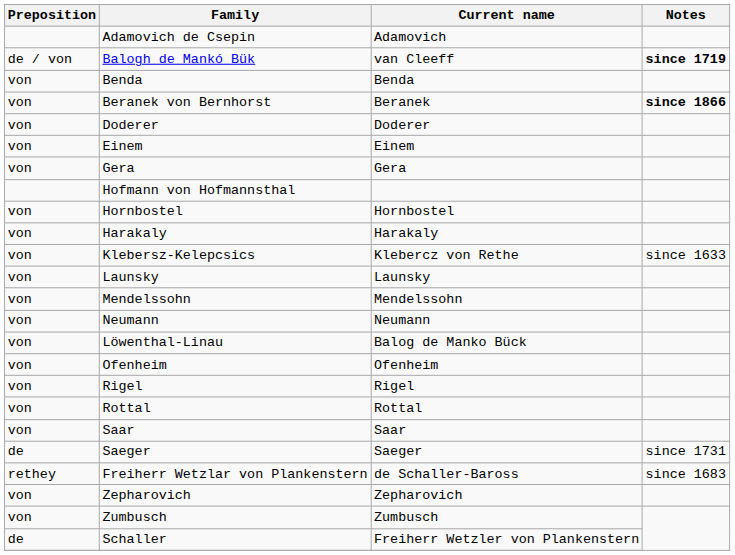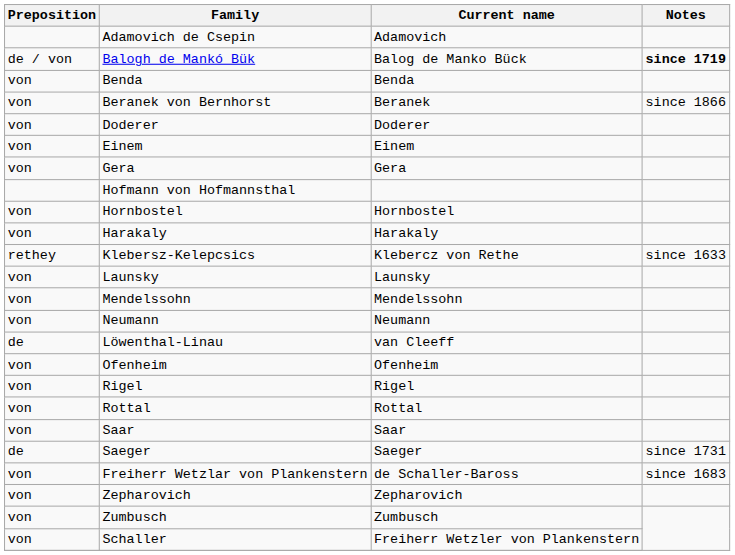(414, 59) van Cleeff -> (450, 59) Balog de Manko Bück
(686, 103) bold -> (686, 103) normal
(20, 255) von -> (32, 255) rethey
(20, 343) von -> (16, 343) de
(450, 343) Balog de Manko Bück -> (414, 343) van Cleeff
(32, 474) rethey -> (20, 474) von
(16, 539) de -> (20, 539) von
